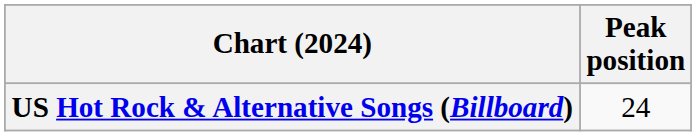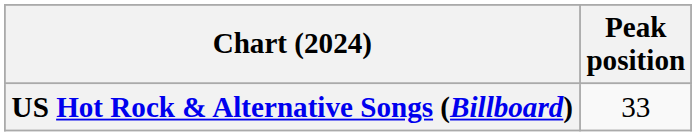(636, 106) 24 -> (636, 106) 33
